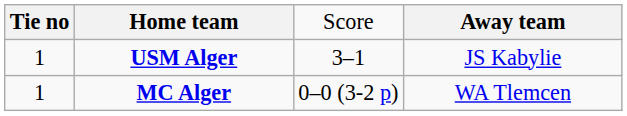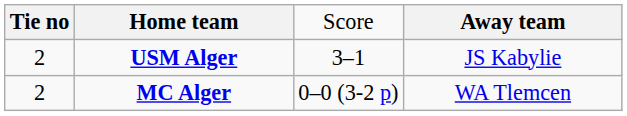(40, 57) 1 -> (40, 57) 2
(40, 92) 1 -> (40, 92) 2
